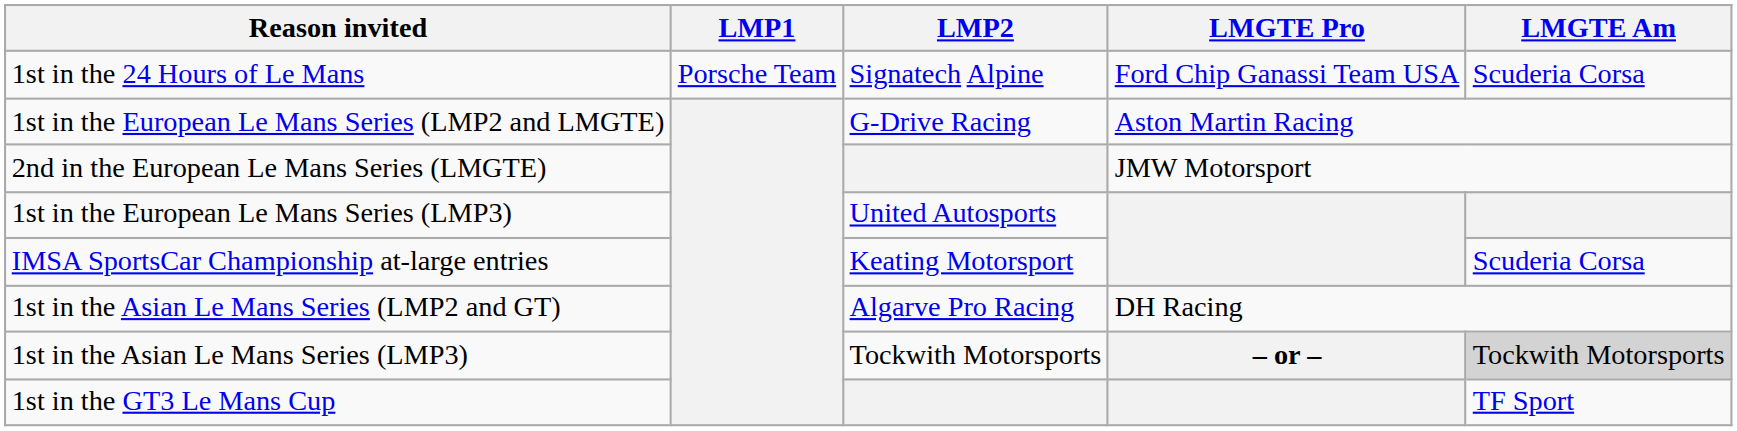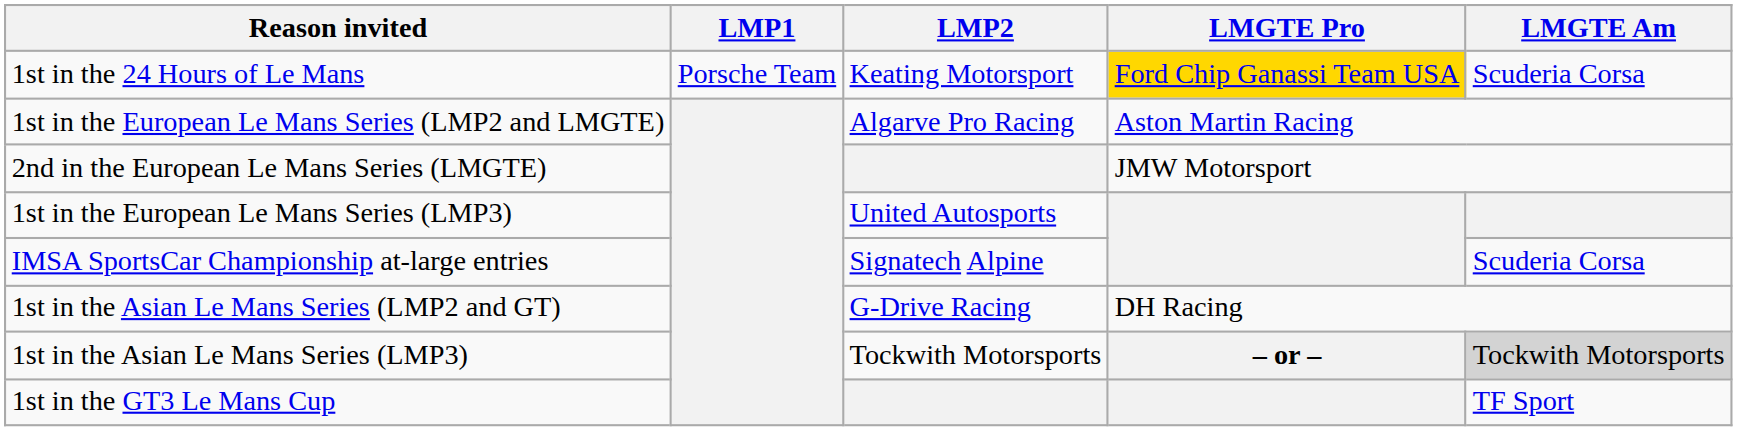(947, 74) Signatech Alpine -> (961, 74) Keating Motorsport
(1287, 74) no background -> (1287, 74) gold background
(940, 120) G-Drive Racing -> (962, 120) Algarve Pro Racing
(961, 260) Keating Motorsport -> (947, 260) Signatech Alpine
(962, 307) Algarve Pro Racing -> (940, 307) G-Drive Racing
